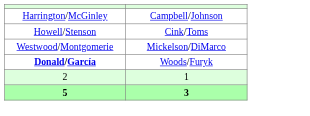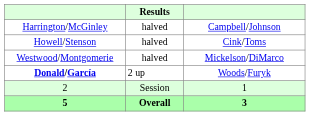+ column: (155, 12)
